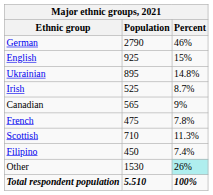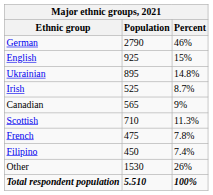rows swapped: (20, 120) <-> (22, 136)
(183, 167) paleturquoise background -> (183, 167) no background
